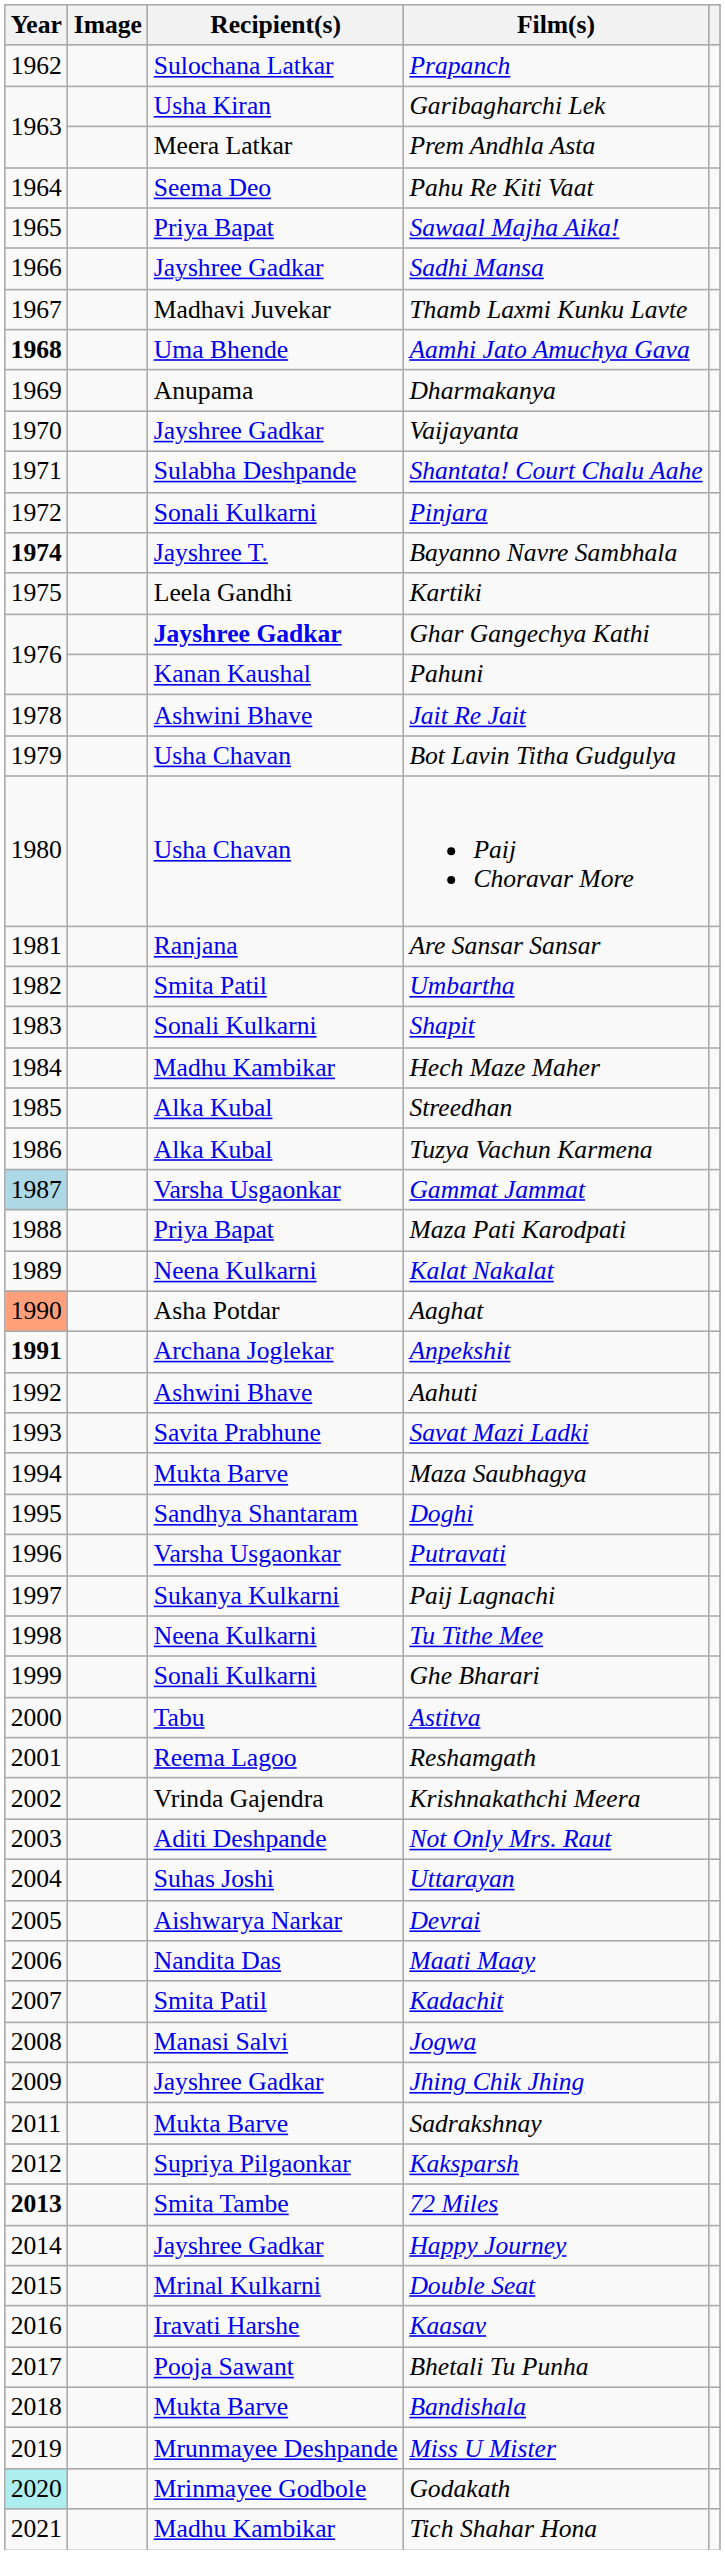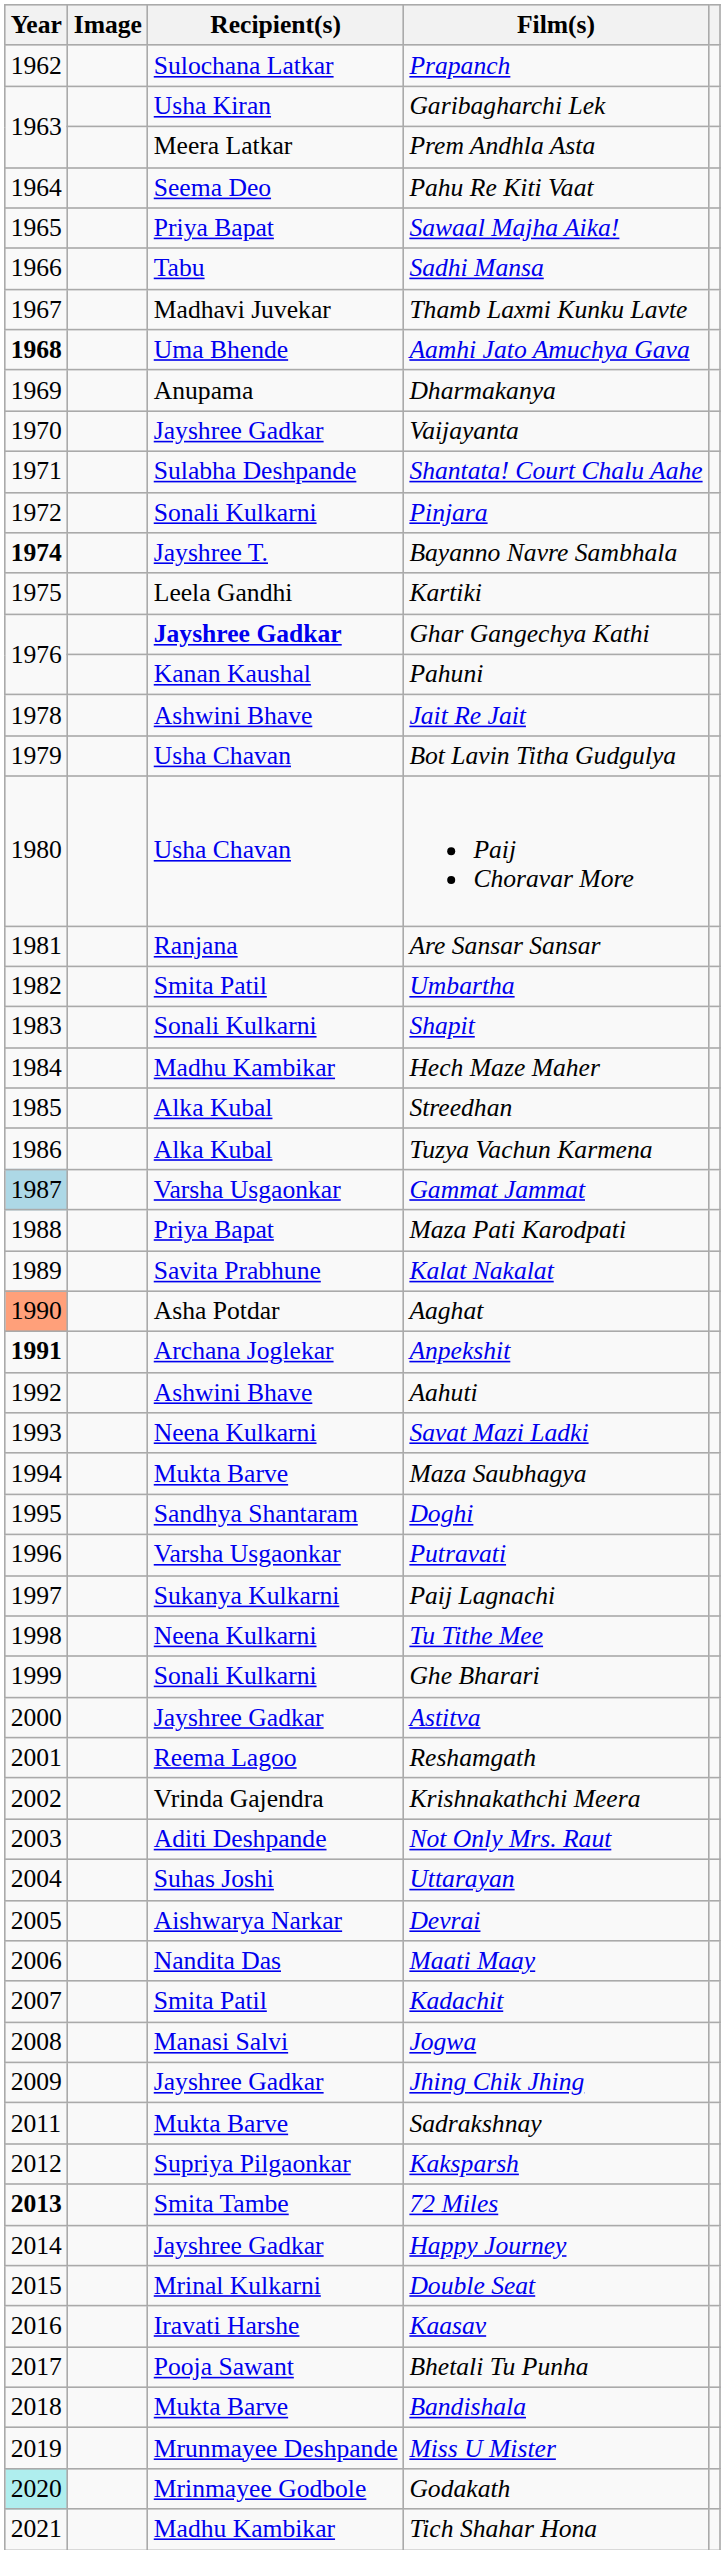(239, 268) Jayshree Gadkar -> (179, 268) Tabu
(235, 1270) Neena Kulkarni -> (237, 1270) Savita Prabhune
(237, 1432) Savita Prabhune -> (235, 1432) Neena Kulkarni
(179, 1716) Tabu -> (239, 1716) Jayshree Gadkar
